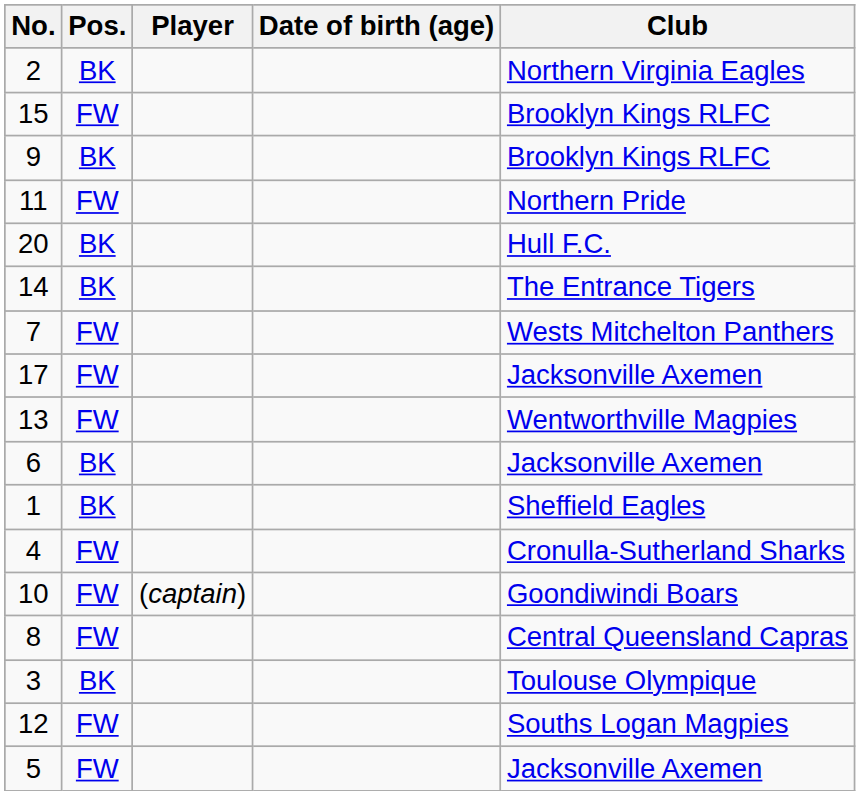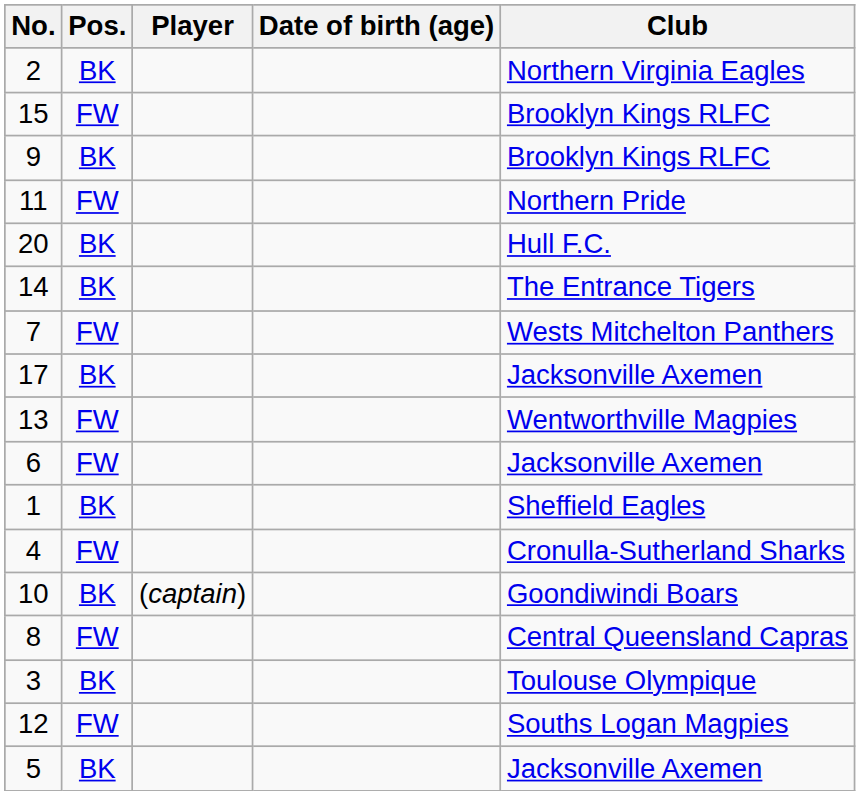(97, 375) FW -> (97, 375) BK
(97, 462) BK -> (97, 462) FW
(97, 593) FW -> (97, 593) BK
(97, 768) FW -> (97, 768) BK
